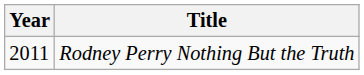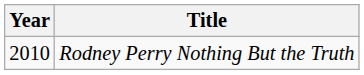(29, 52) 2011 -> (30, 52) 2010
